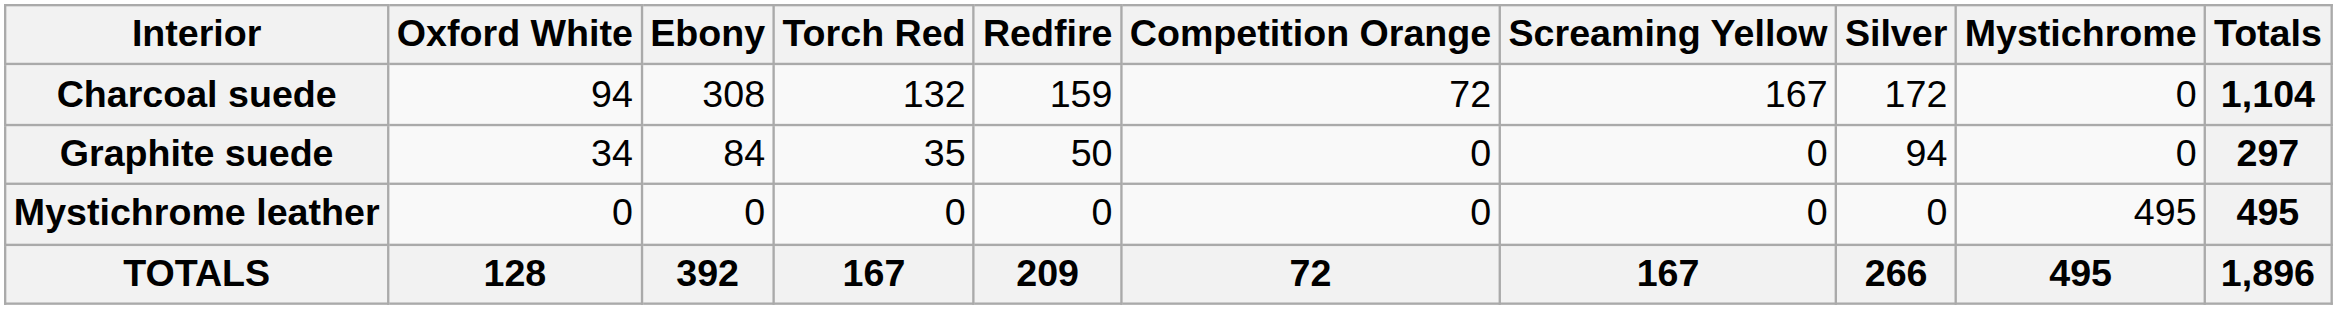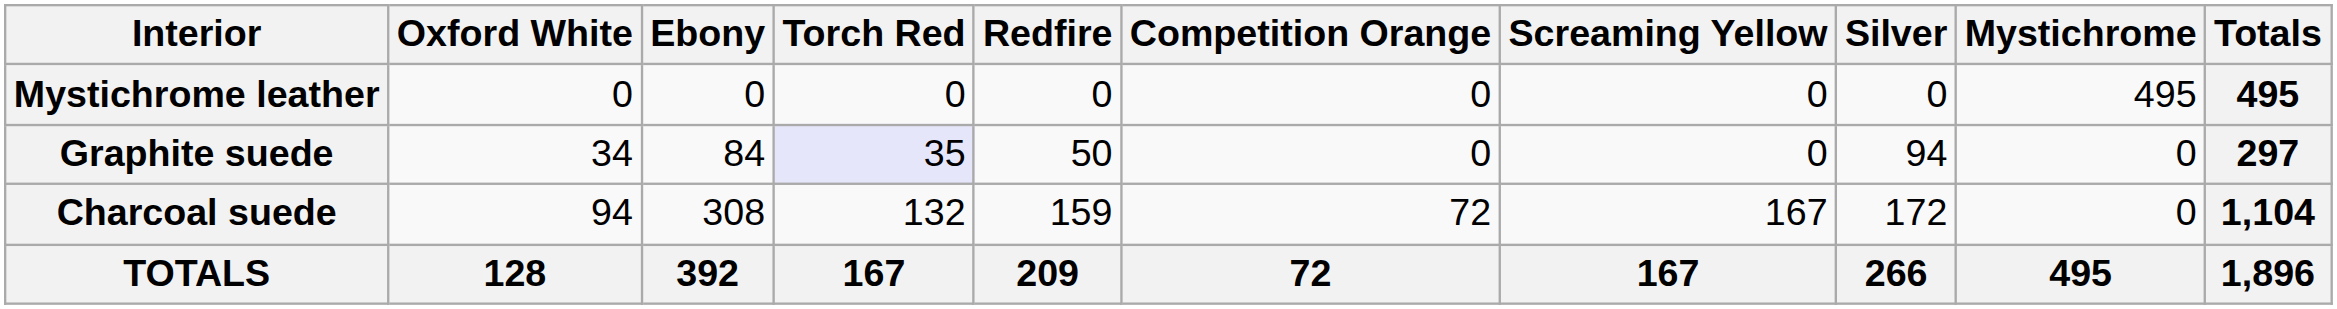rows swapped: (197, 93) <-> (197, 213)
(945, 153) no background -> (945, 153) lavender background
